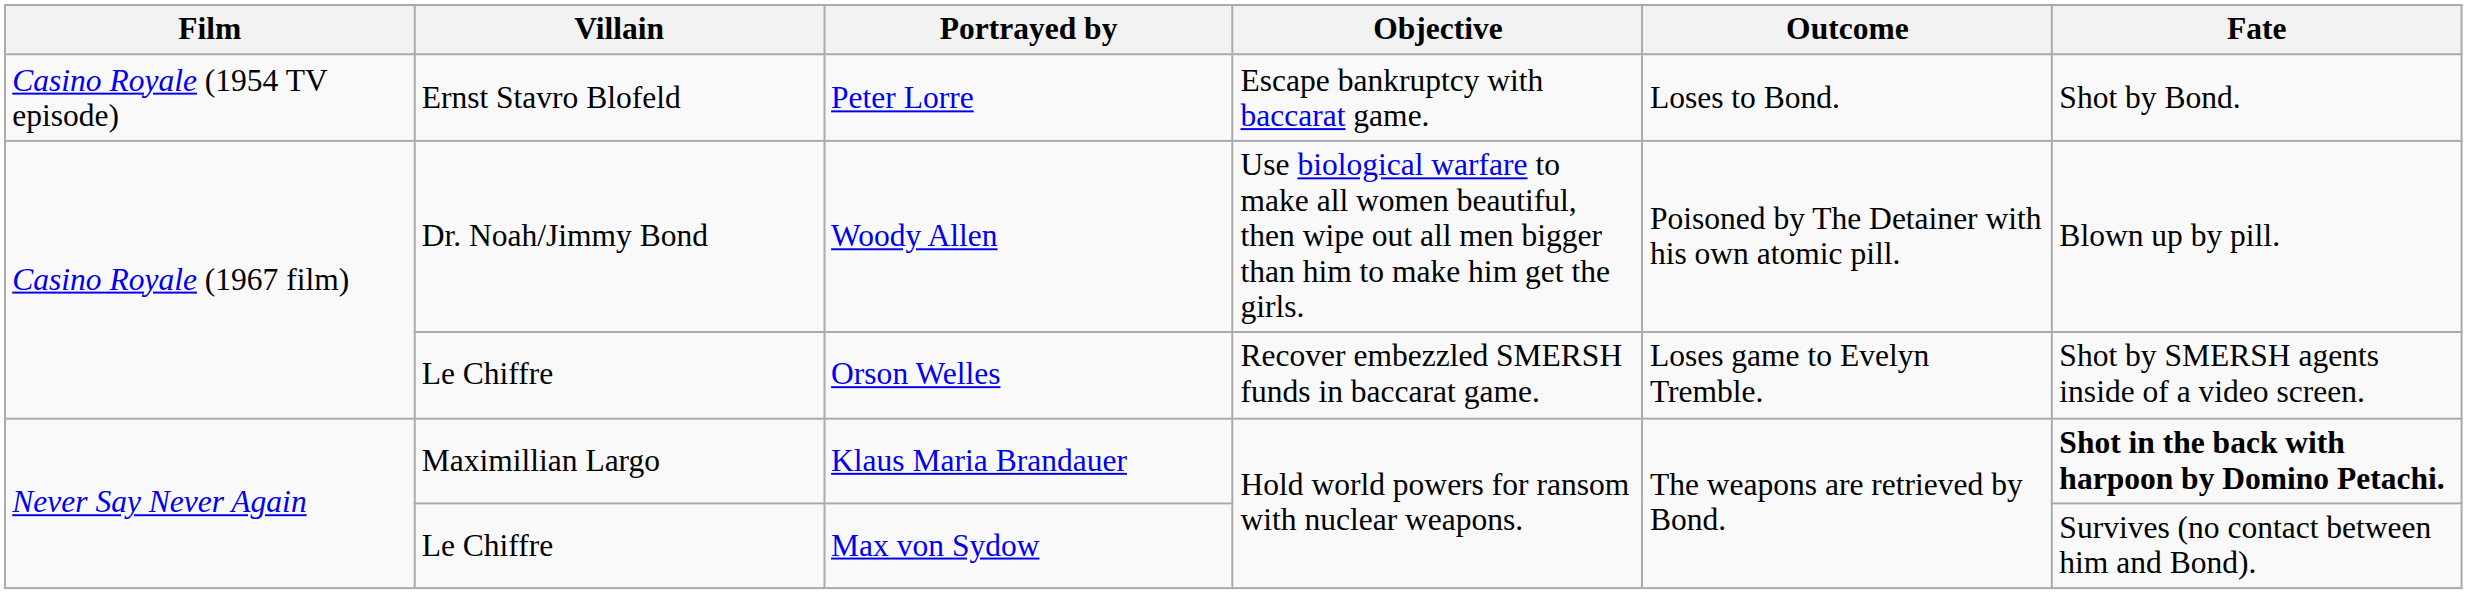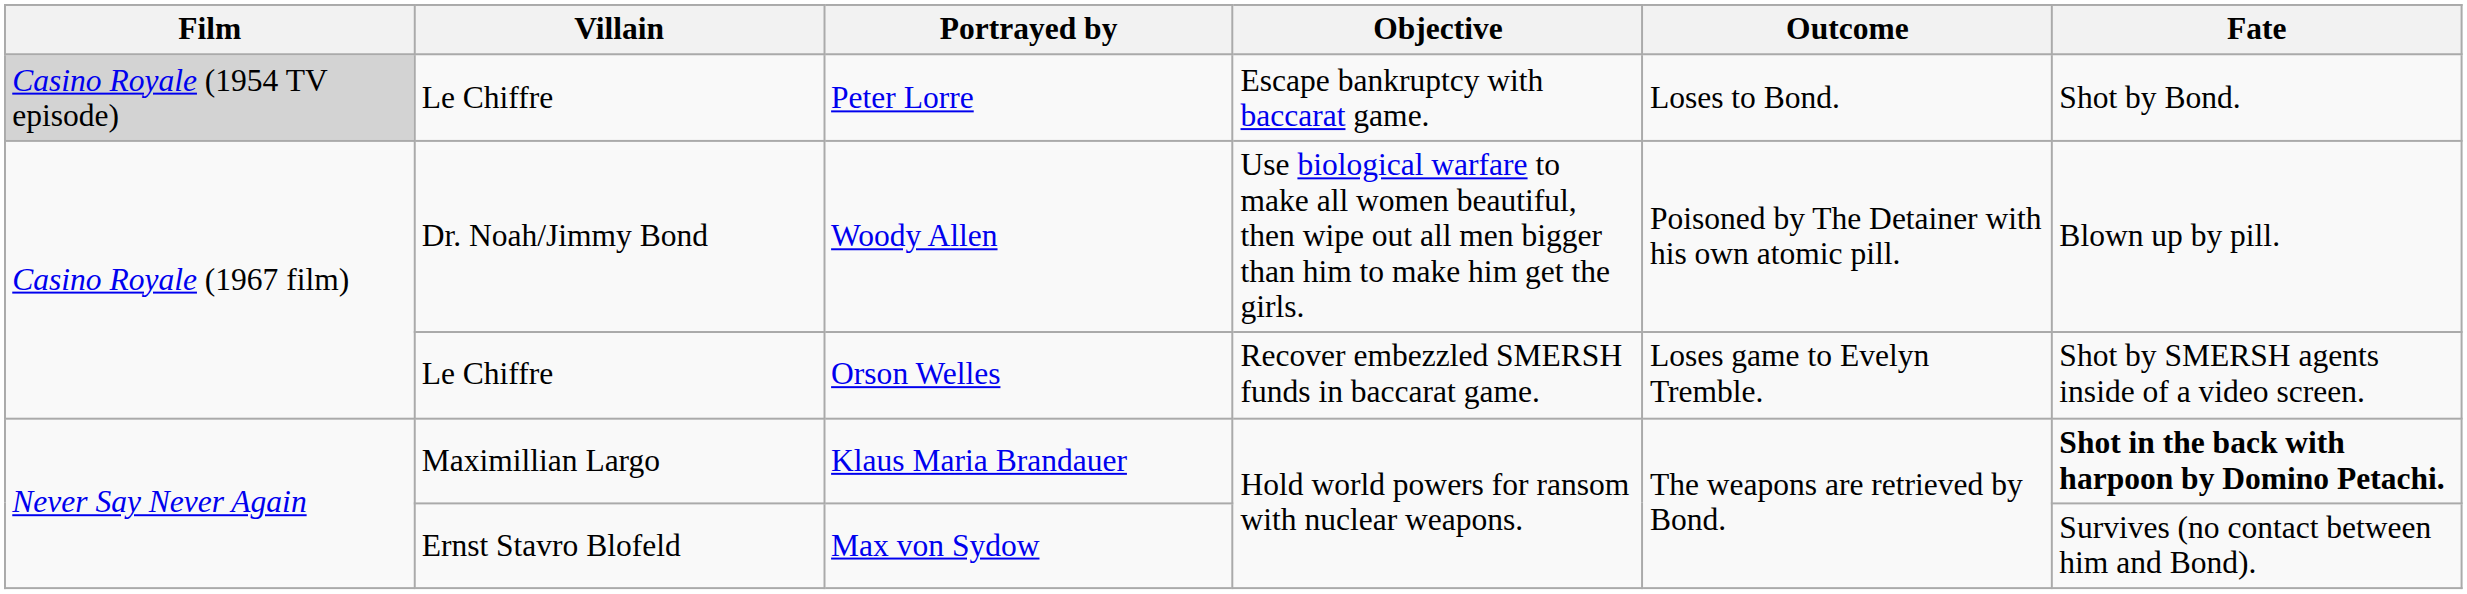(170, 97) no background -> (170, 97) lightgrey background
(551, 97) Ernst Stavro Blofeld -> (487, 97) Le Chiffre
(487, 545) Le Chiffre -> (551, 545) Ernst Stavro Blofeld
